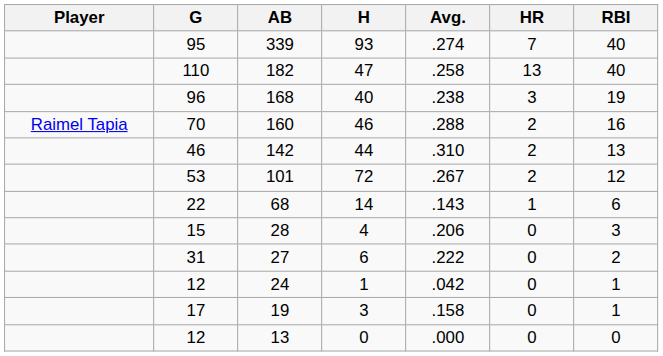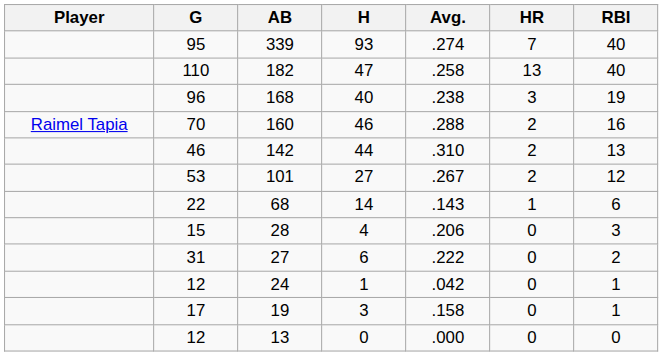(364, 177) 72 -> (364, 177) 27
